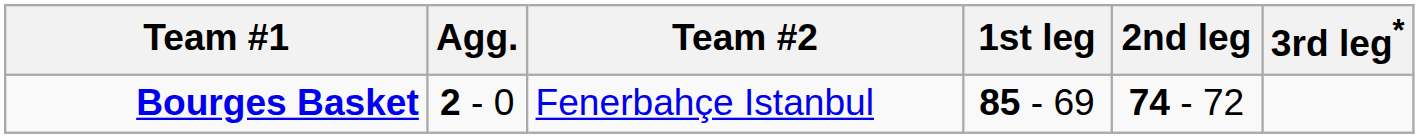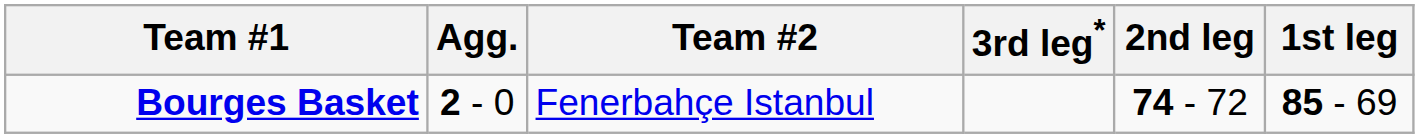columns swapped: (1037, 38) <-> (1338, 38)
